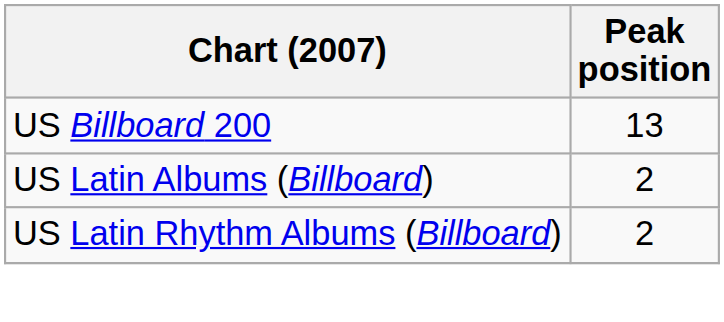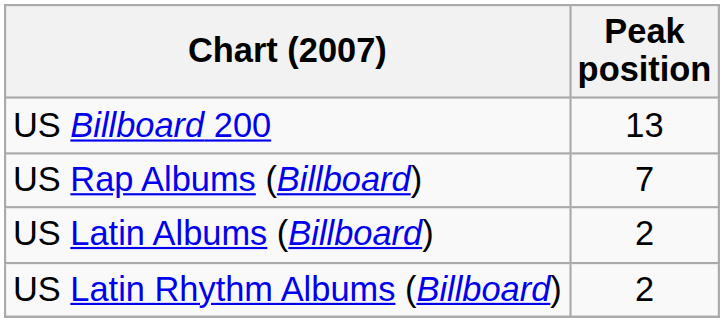+ row: (218, 179)
